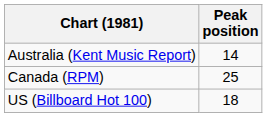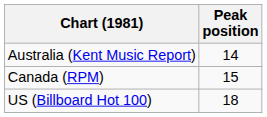(230, 77) 25 -> (230, 77) 15
